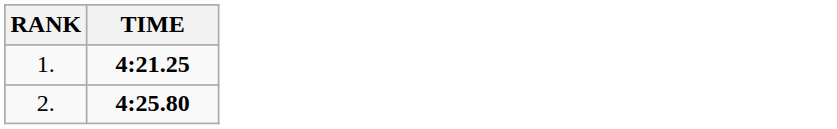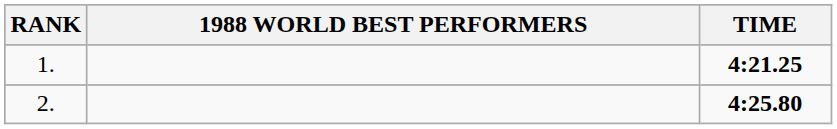+ column: (393, 24)
